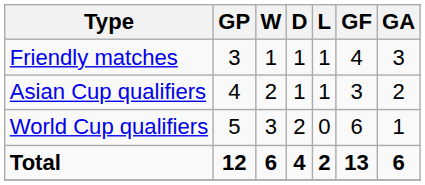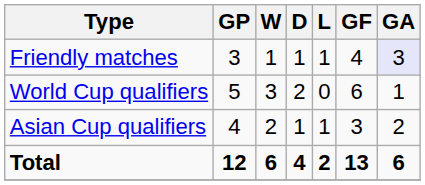(399, 57) no background -> (399, 57) lavender background
rows swapped: (109, 127) <-> (108, 92)
